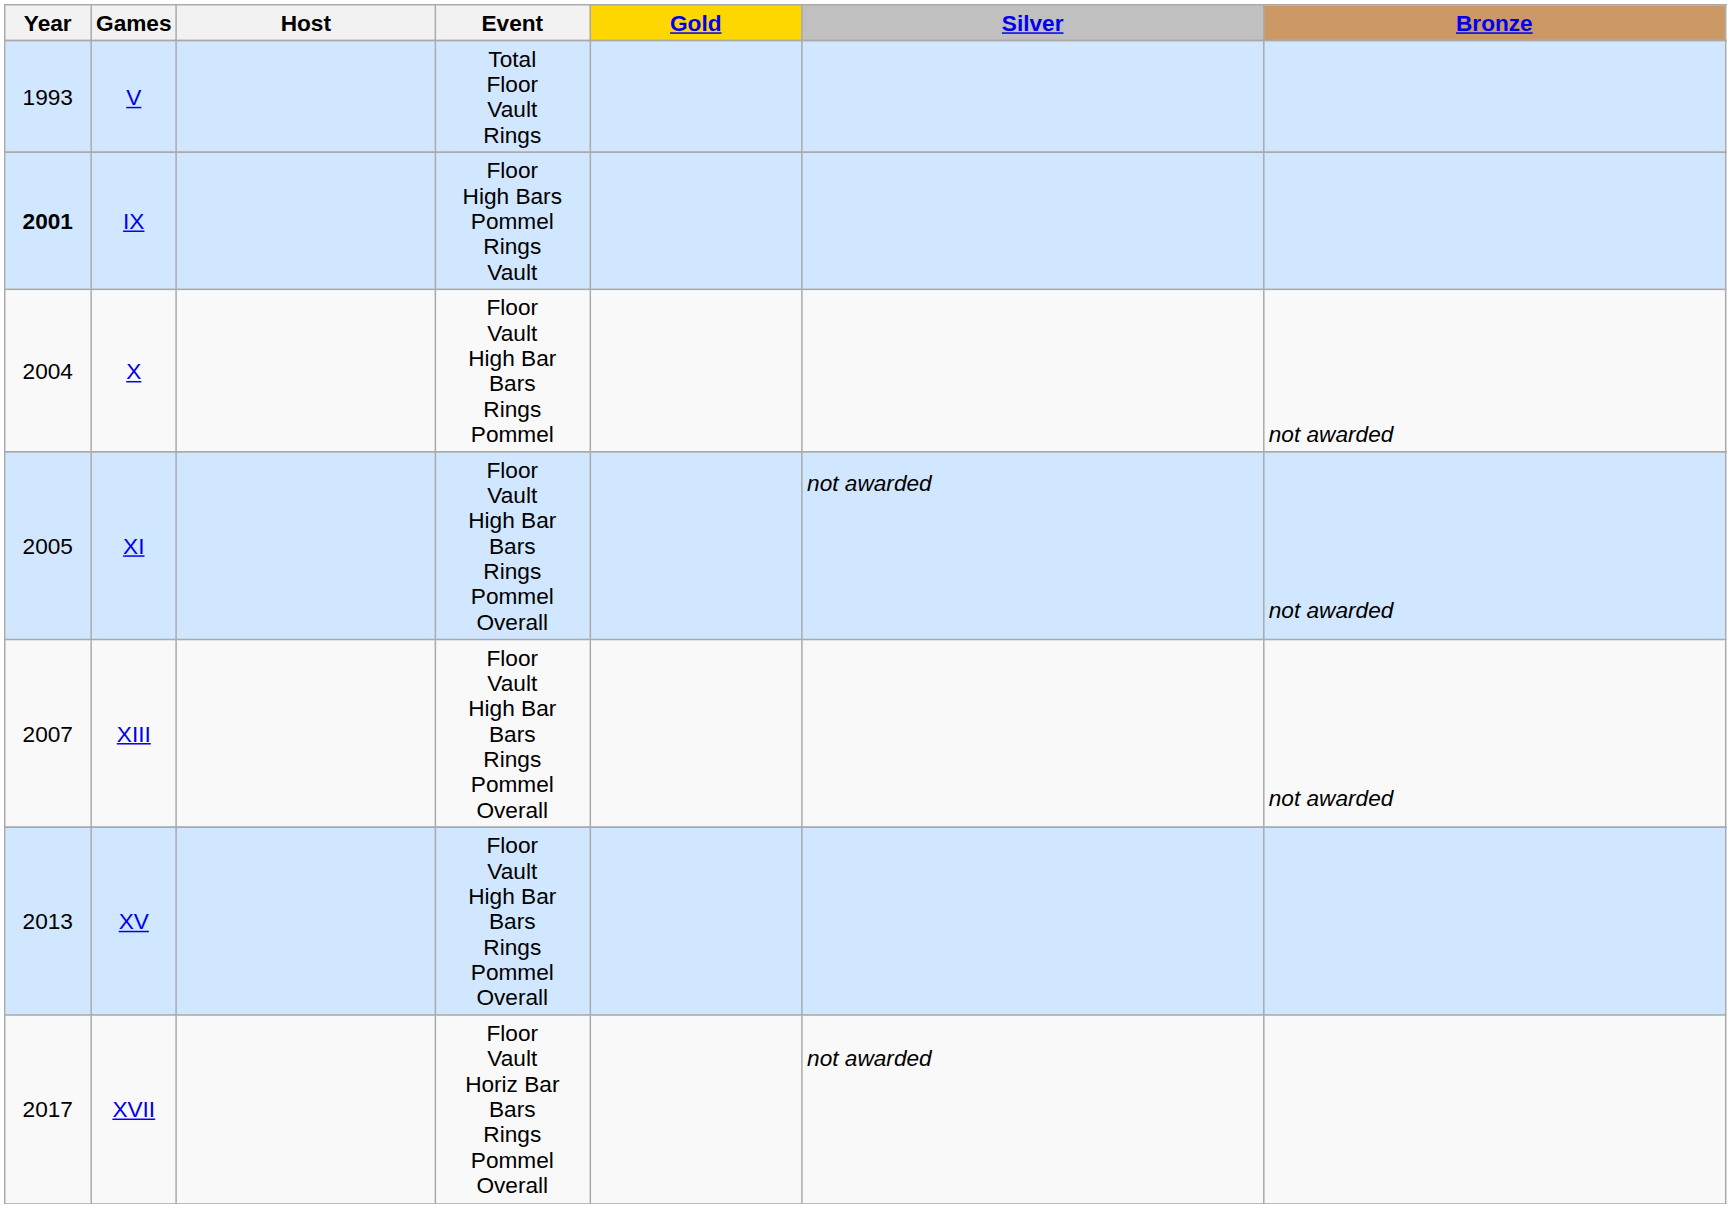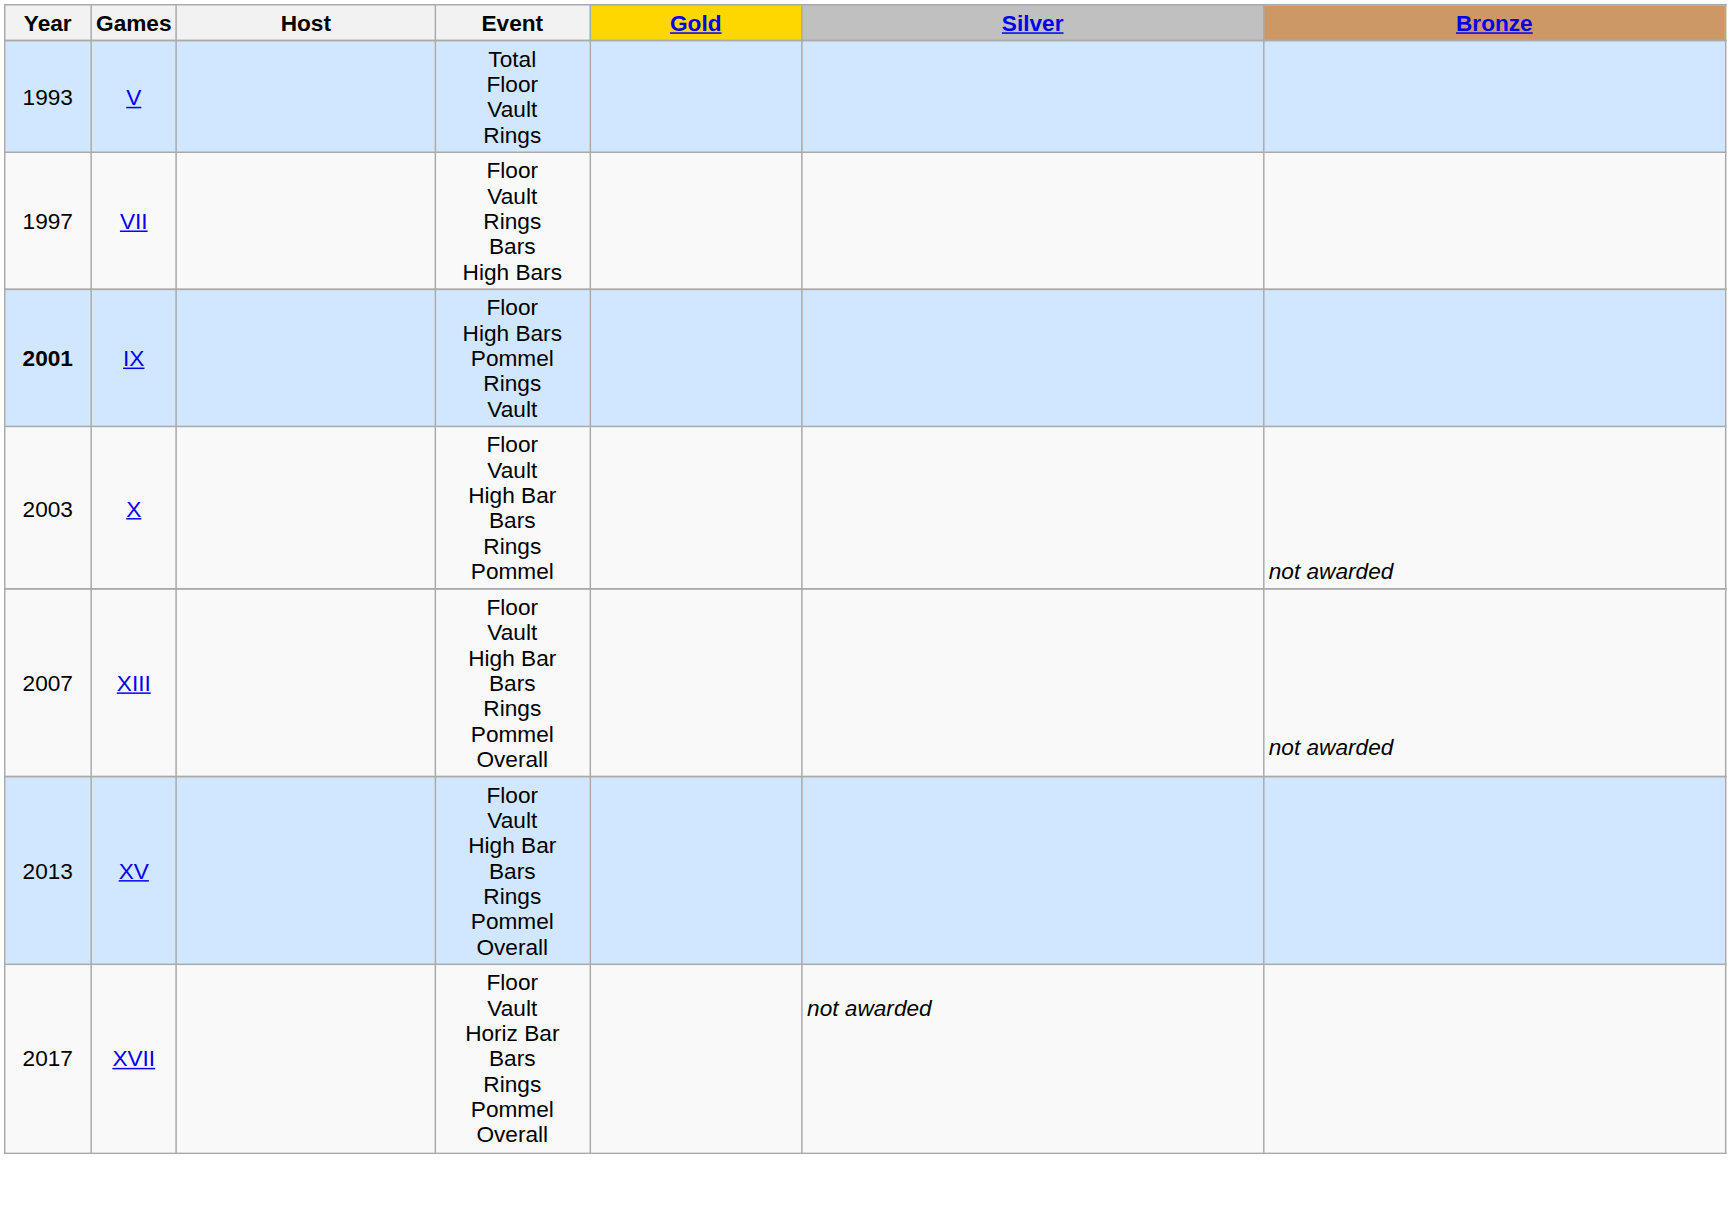+ row: (134, 221)
(48, 371) 2004 -> (48, 508) 2003
- row: (134, 546)
